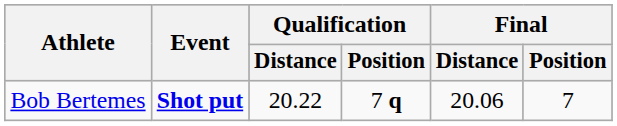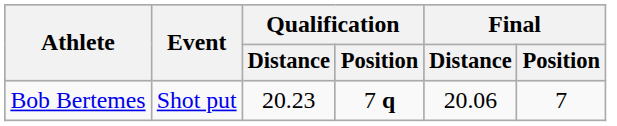(200, 100) bold -> (197, 100) normal
(295, 100) 20.22 -> (289, 100) 20.23
